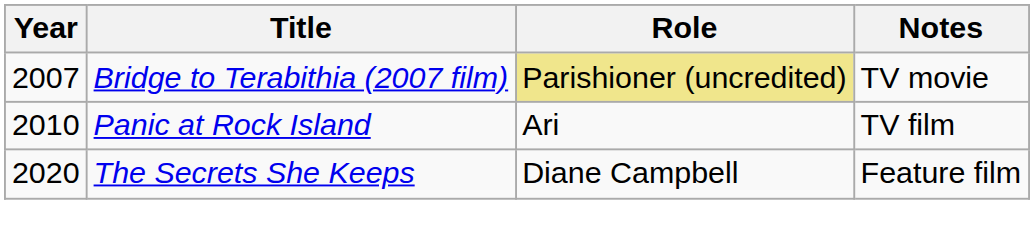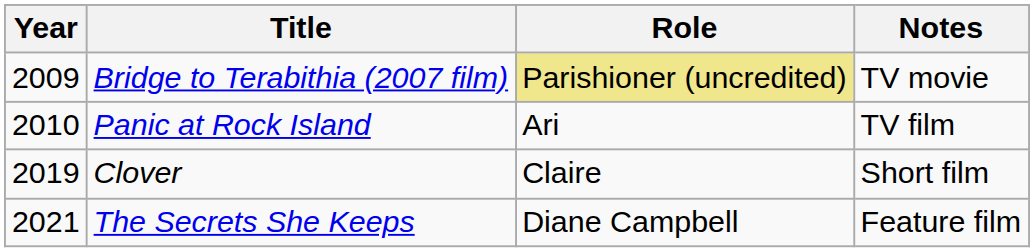(46, 76) 2007 -> (46, 76) 2009
+ row: (138, 173)
(46, 173) 2020 -> (46, 221) 2021
